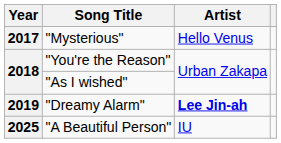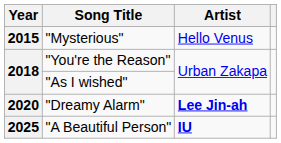(23, 37) 2017 -> (23, 37) 2015
(23, 104) 2019 -> (23, 104) 2020
(185, 127) normal -> (185, 127) bold
